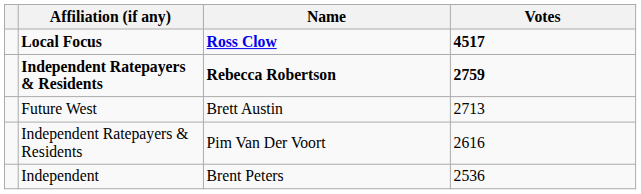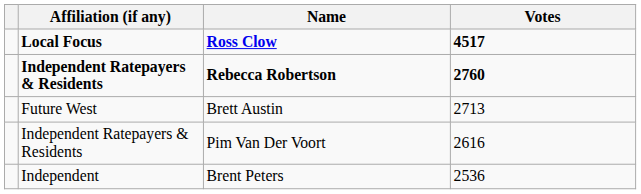(469, 75) 2759 -> (469, 75) 2760
